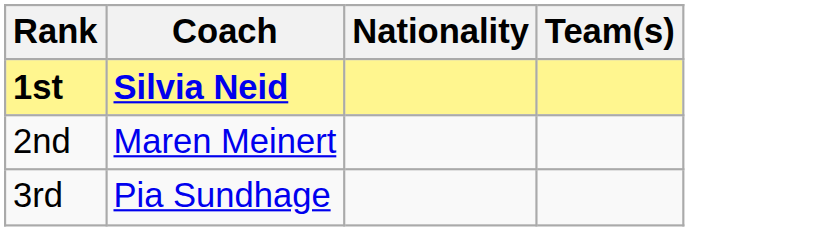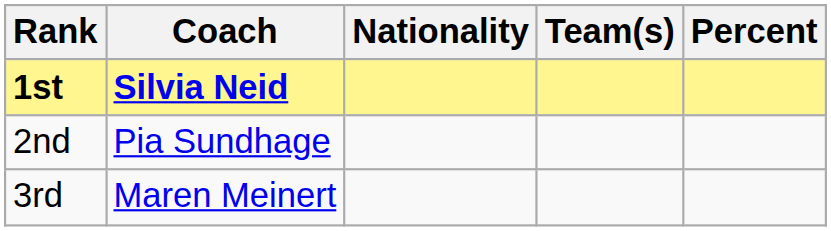+ column: (754, 31)
(225, 141) Maren Meinert -> (222, 141) Pia Sundhage
(222, 196) Pia Sundhage -> (225, 196) Maren Meinert
